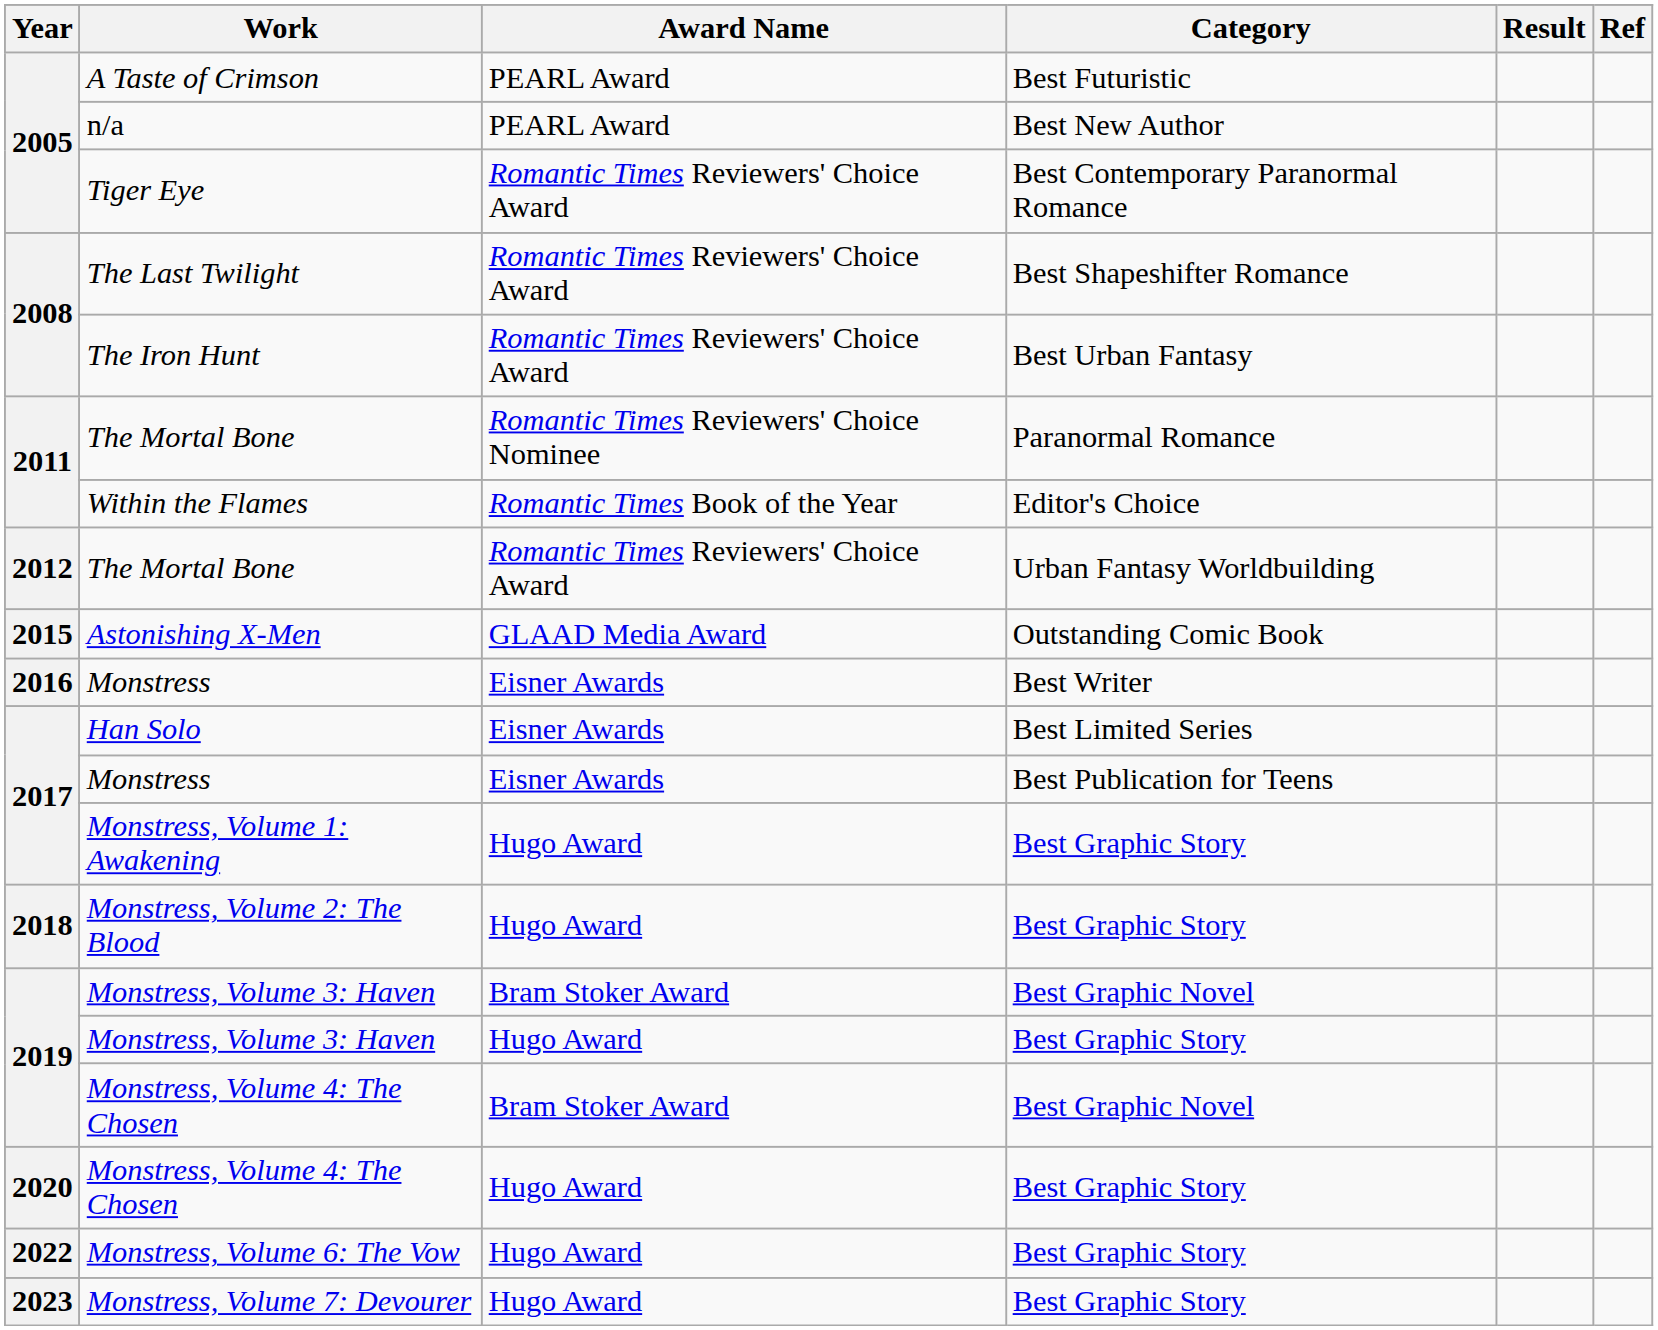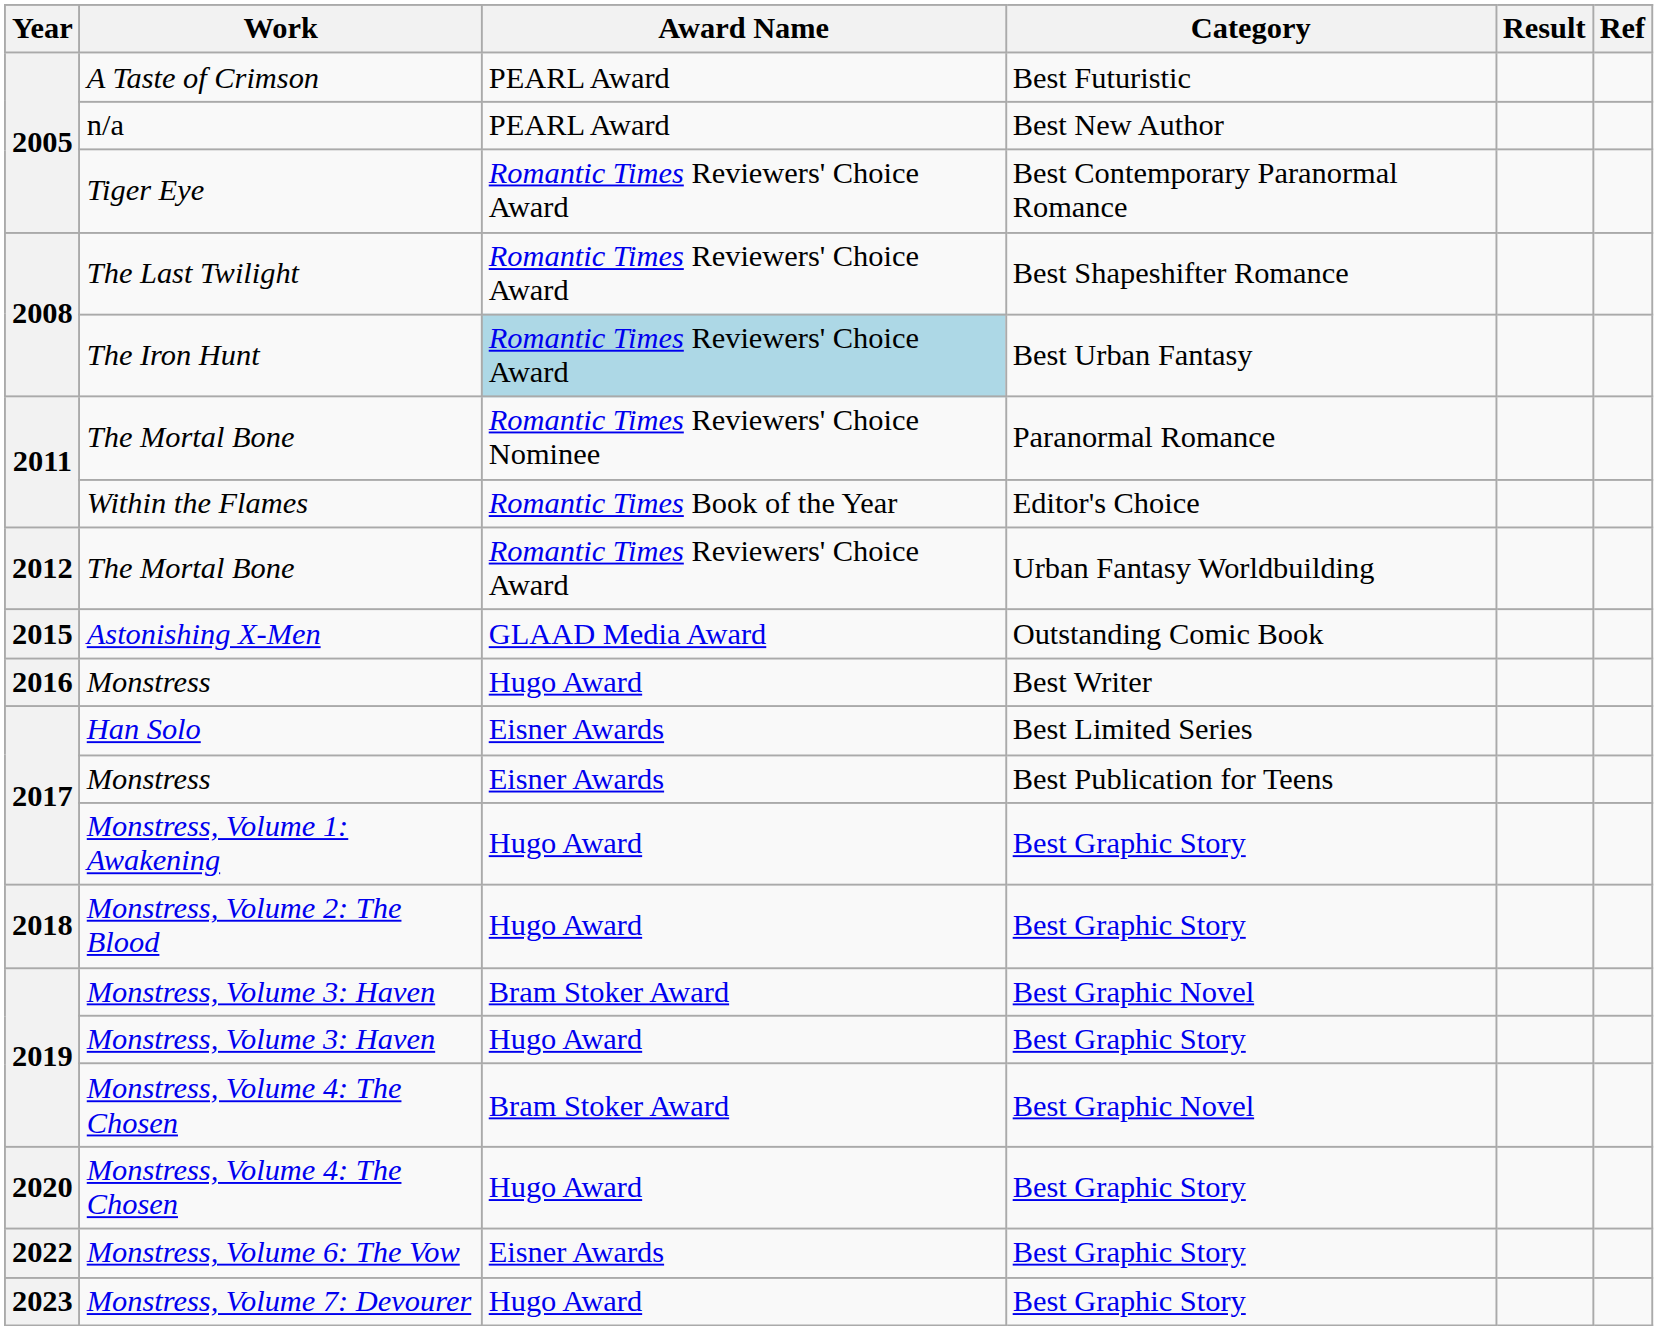(704, 355) no background -> (704, 355) lightblue background
(576, 681) Eisner Awards -> (565, 681) Hugo Award
(565, 1252) Hugo Award -> (576, 1252) Eisner Awards
